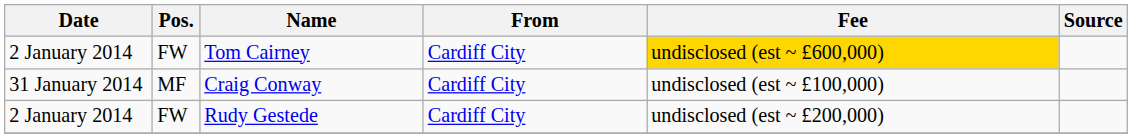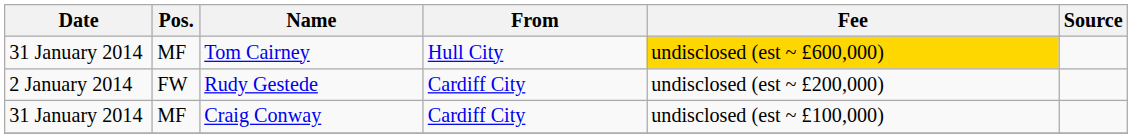(71, 52) 2 January 2014 -> (76, 52) 31 January 2014
(172, 52) FW -> (172, 52) MF
(477, 52) Cardiff City -> (466, 52) Hull City
rows swapped: (261, 116) <-> (263, 84)
